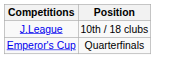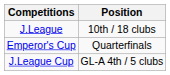+ row: (41, 62)
